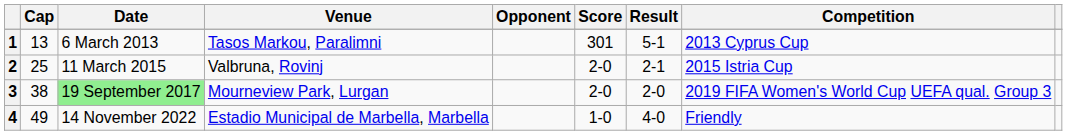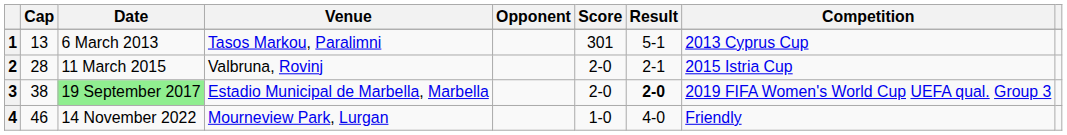(39, 67) 25 -> (39, 67) 28
(298, 92) Mourneview Park, Lurgan -> (348, 92) Estadio Municipal de Marbella, Marbella
(654, 92) normal -> (654, 92) bold
(39, 117) 49 -> (39, 117) 46
(348, 117) Estadio Municipal de Marbella, Marbella -> (298, 117) Mourneview Park, Lurgan
